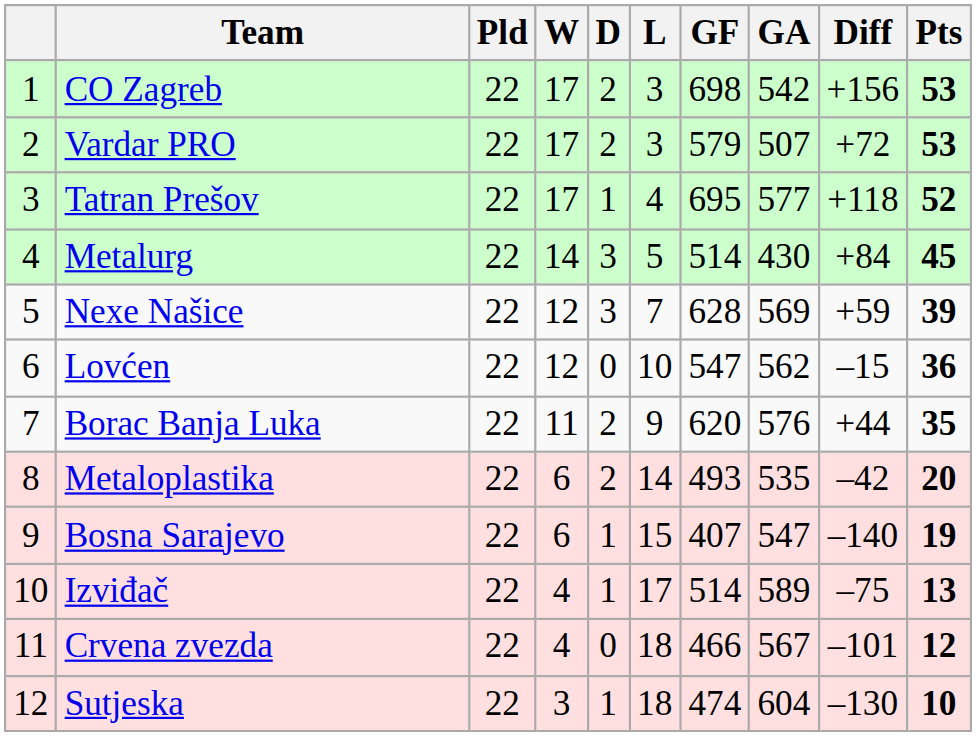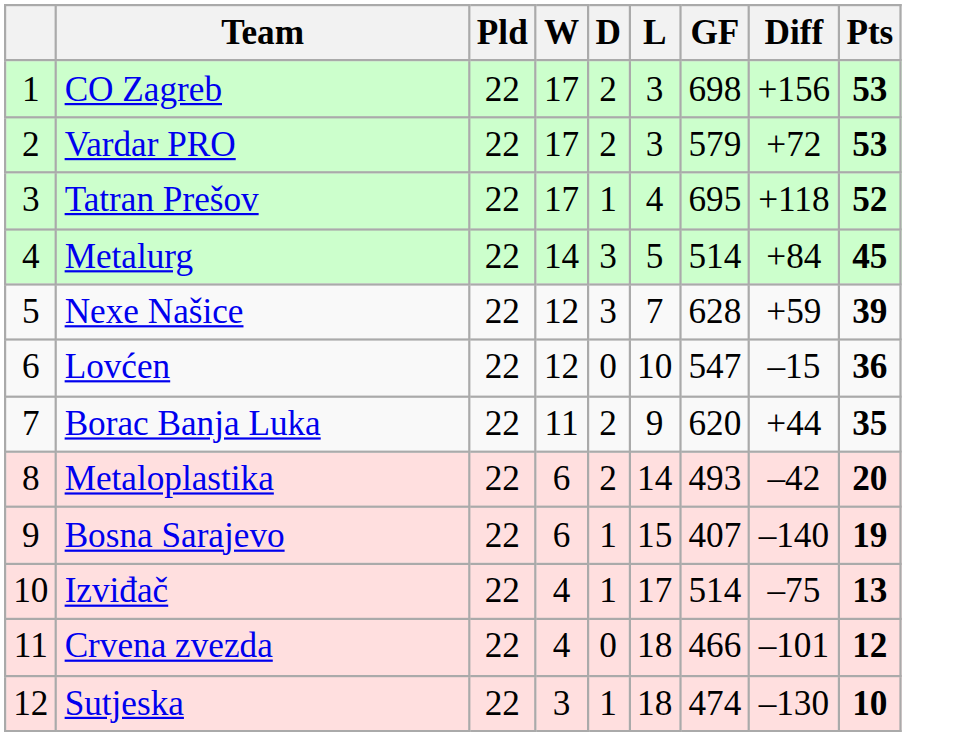- column: (784, 32)
